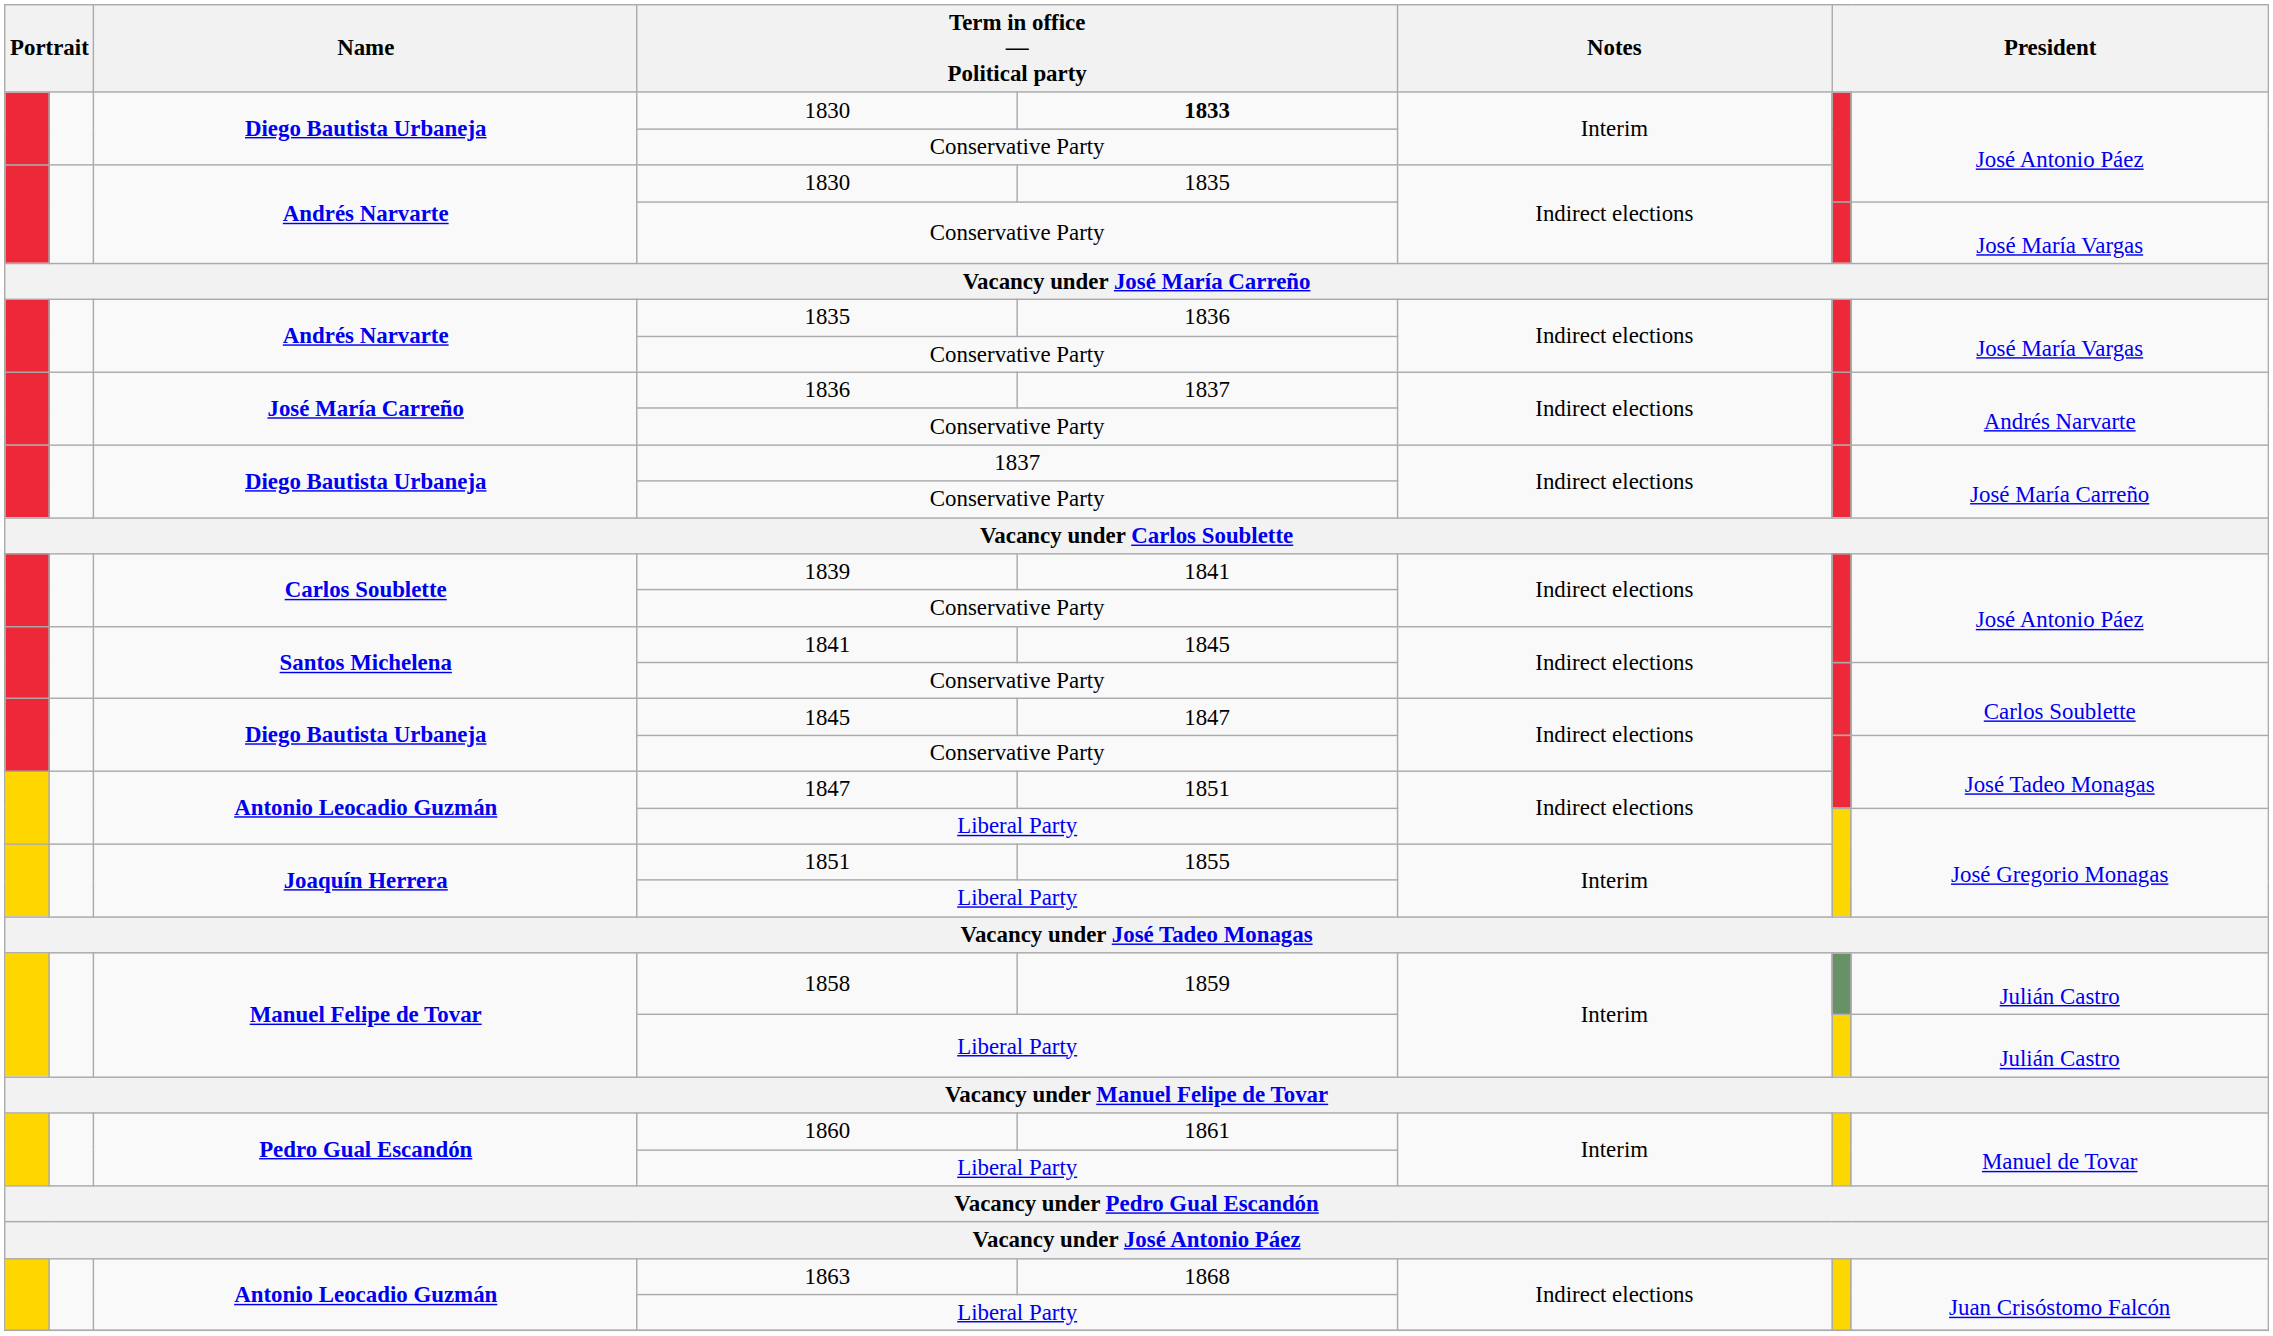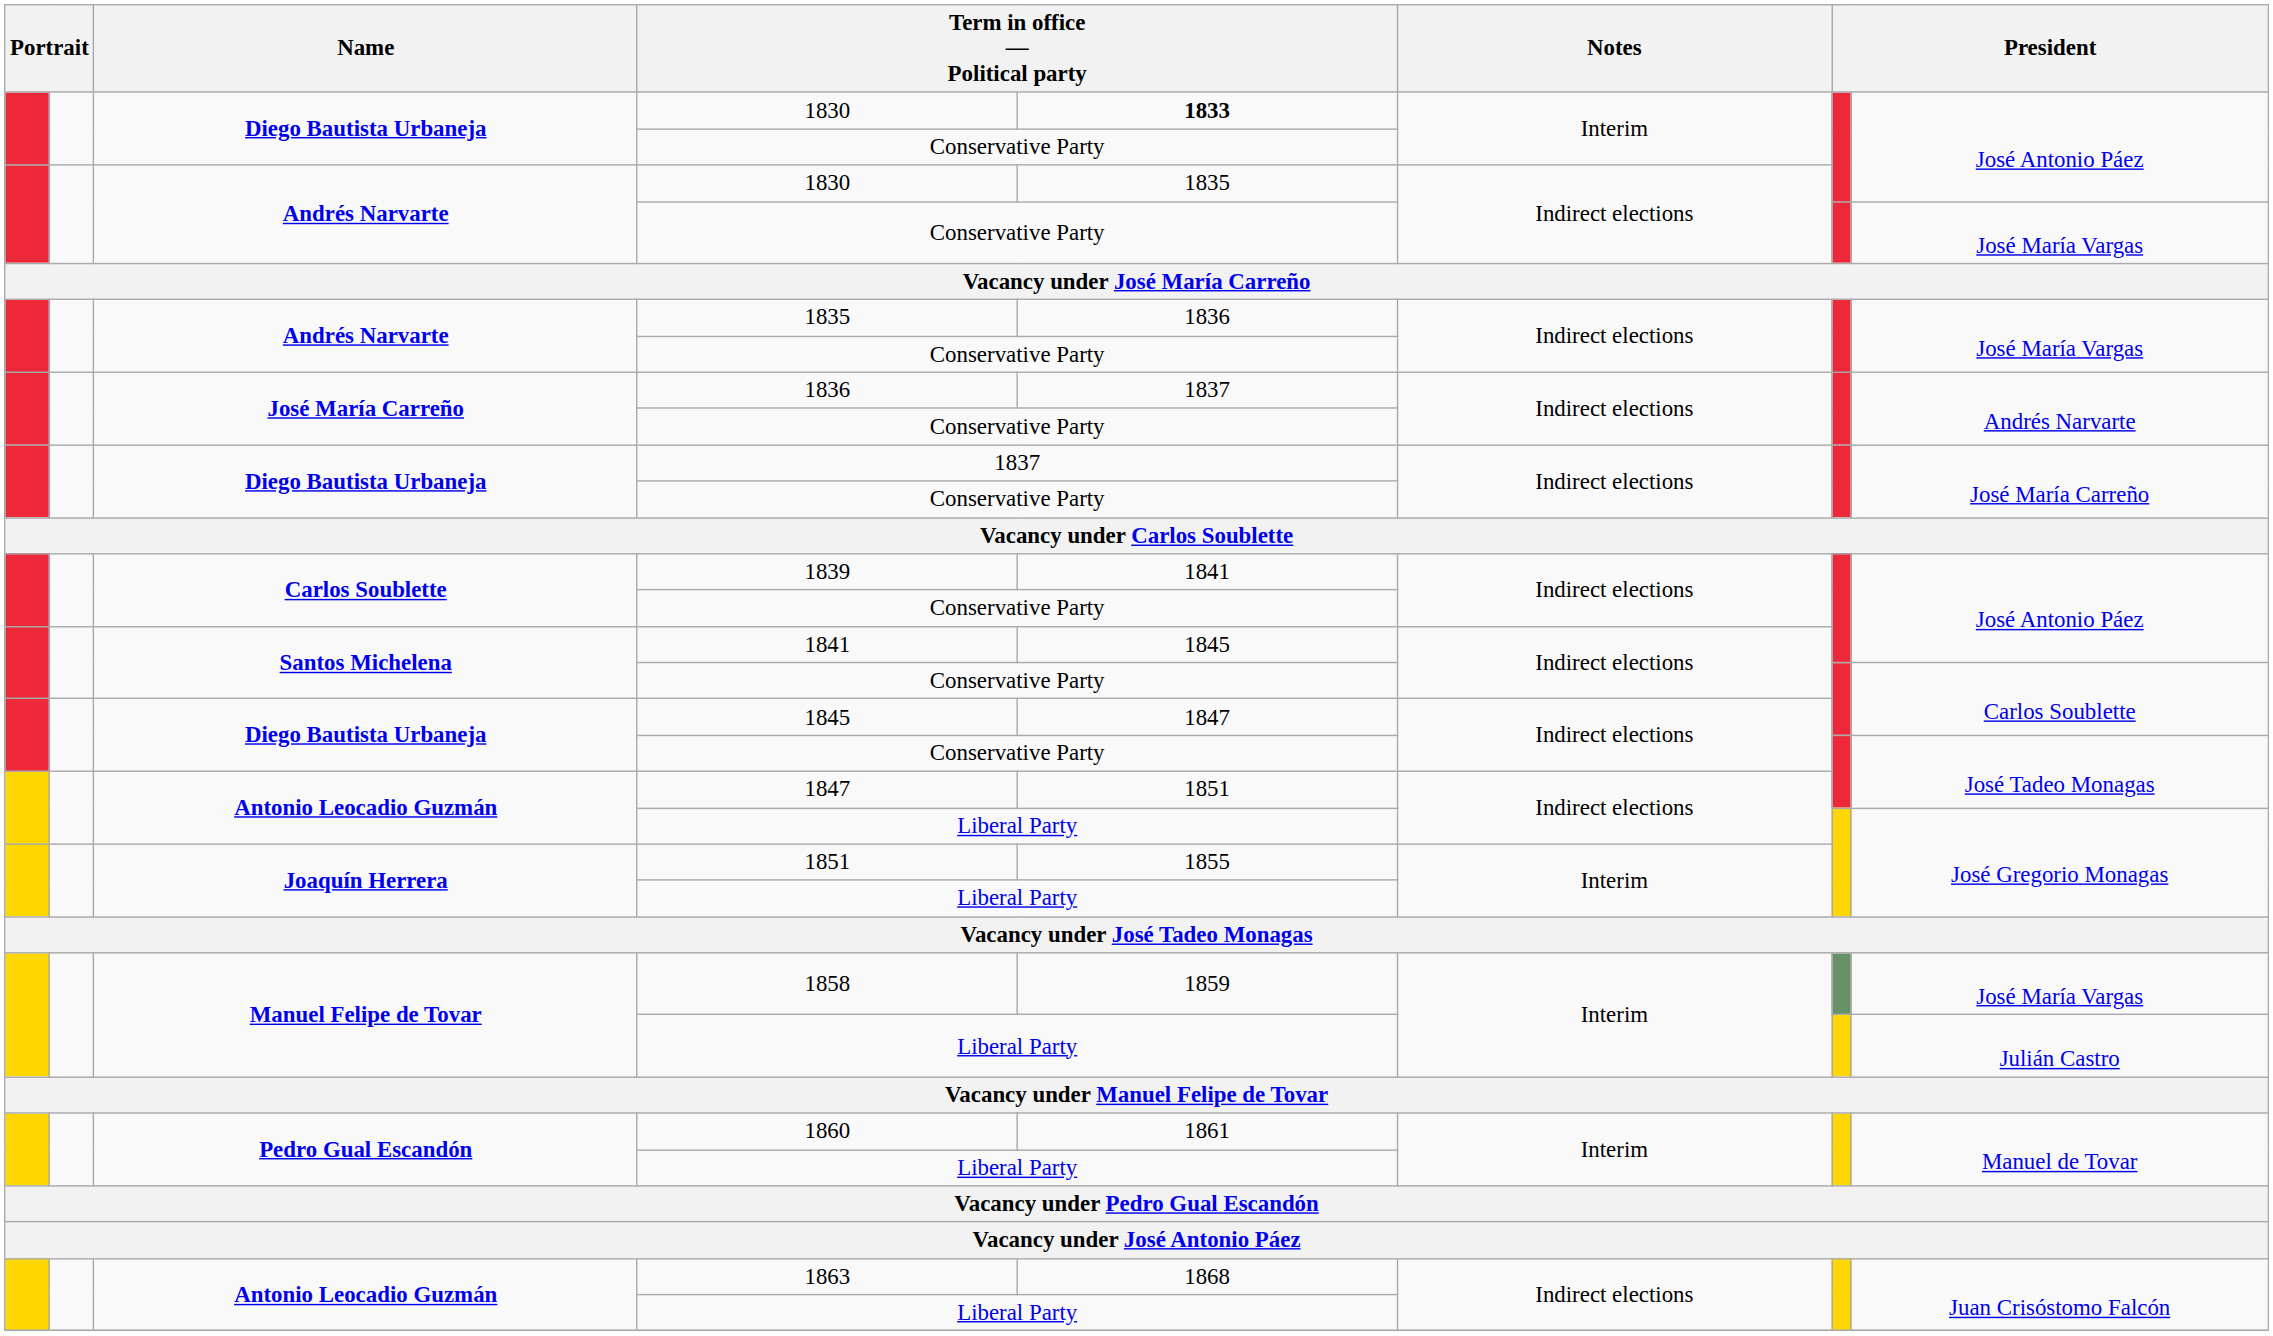(2060, 996) Julián Castro -> (2060, 996) José María Vargas
